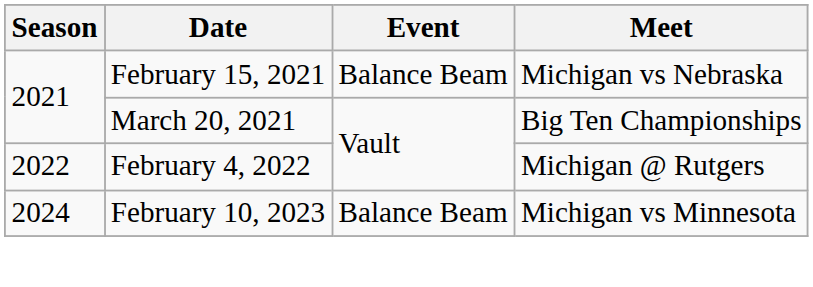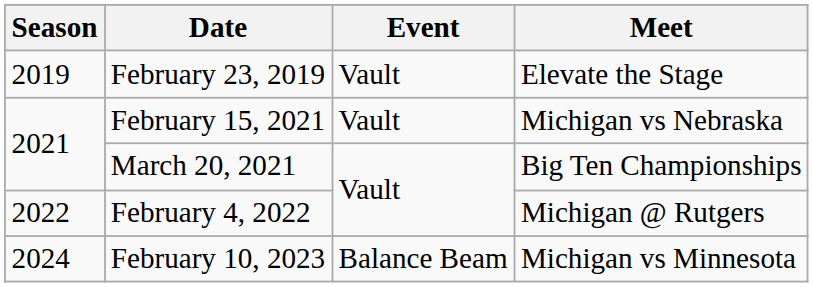+ row: (218, 73)
(423, 73) Balance Beam -> (369, 119) Vault
